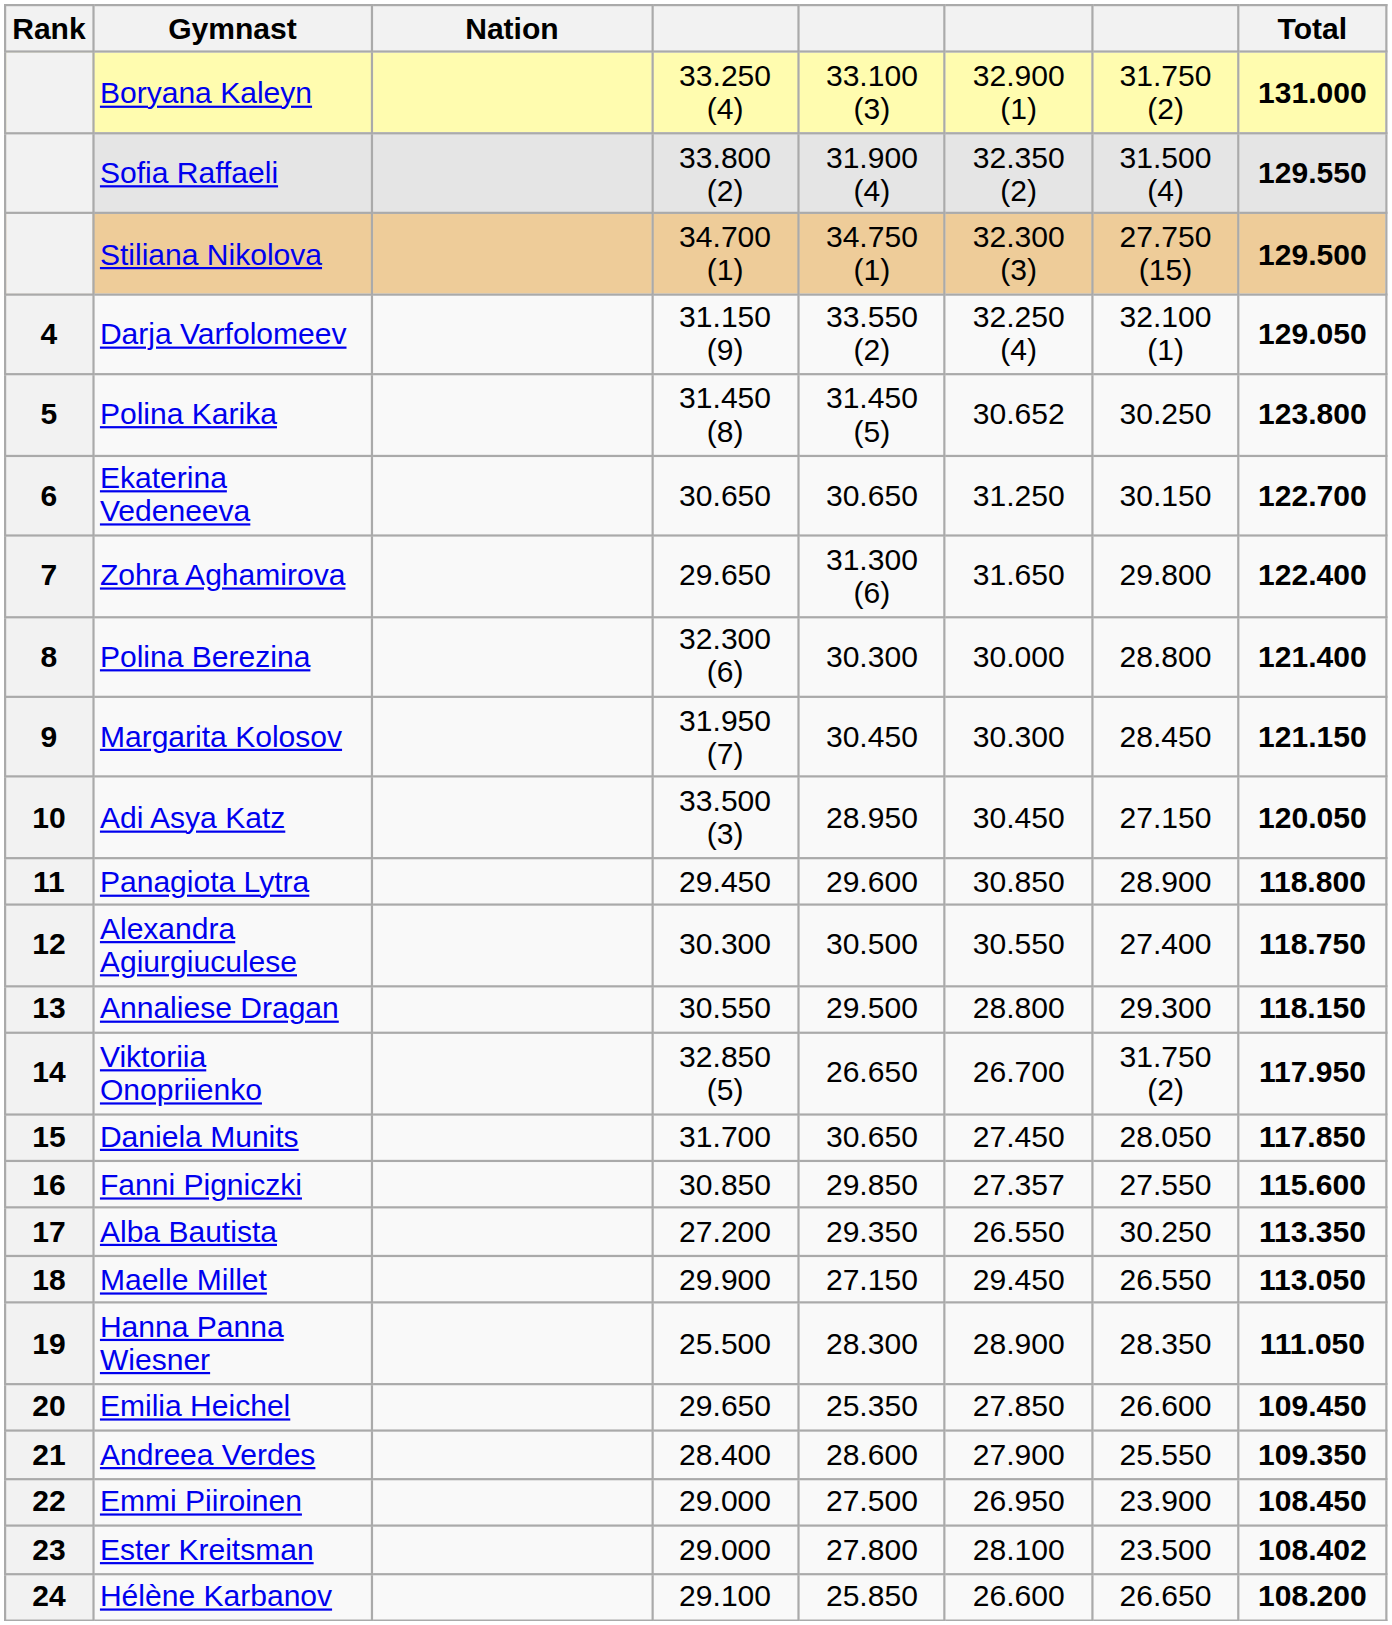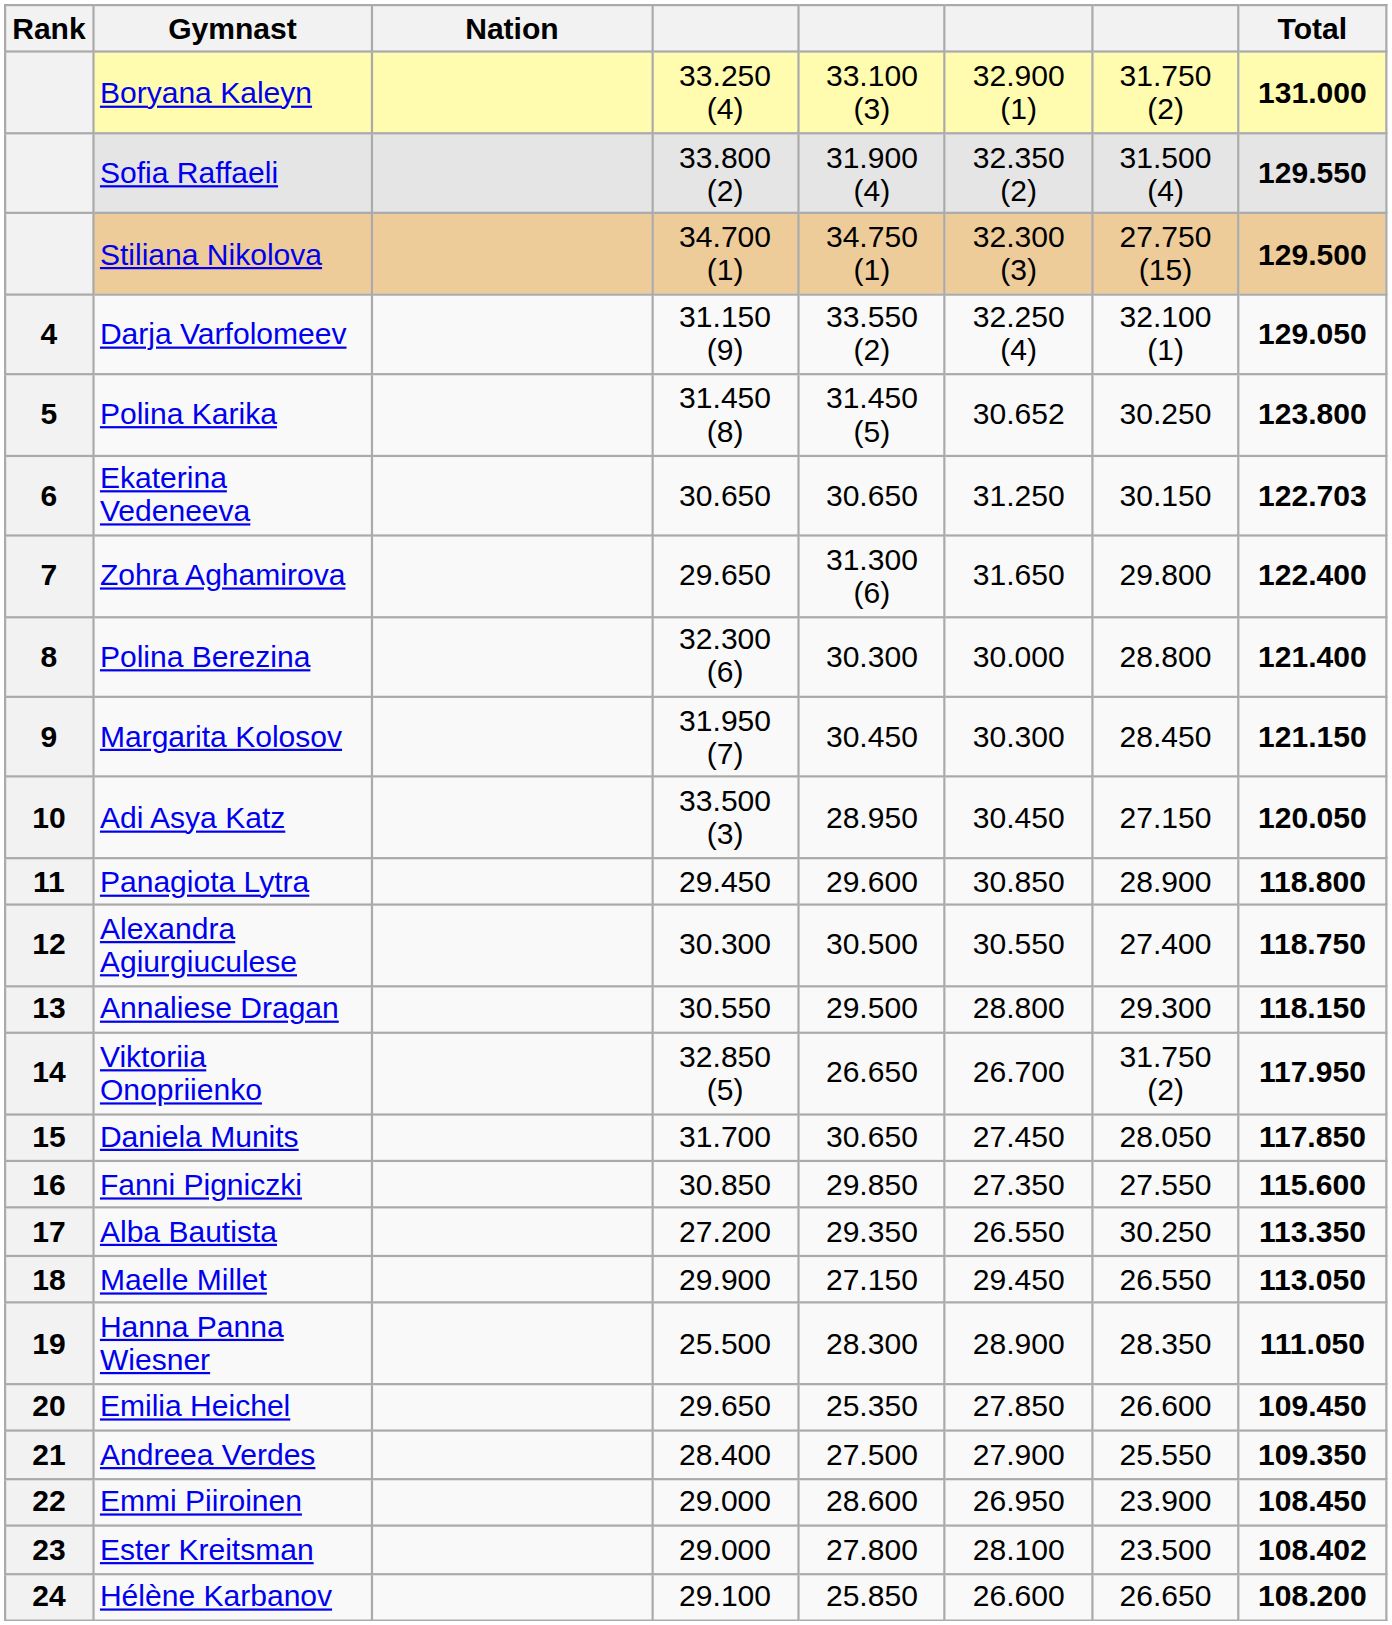(1312, 495) 122.700 -> (1312, 495) 122.703
(1019, 1184) 27.357 -> (1019, 1184) 27.350
(872, 1454) 28.600 -> (872, 1454) 27.500
(872, 1502) 27.500 -> (872, 1502) 28.600
